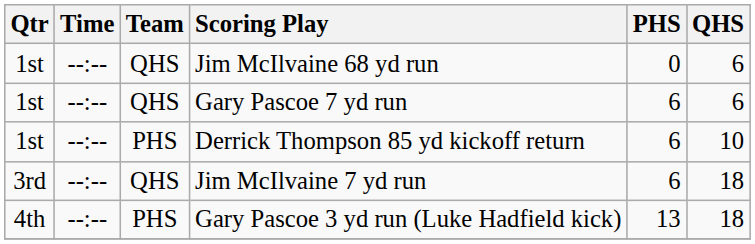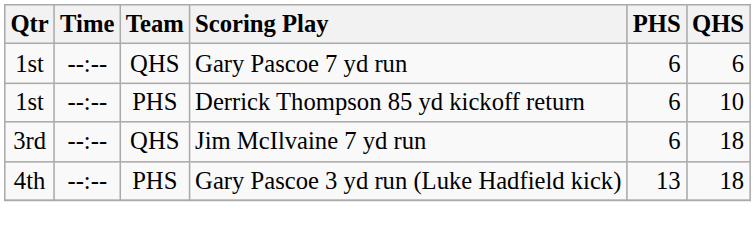- row: (317, 63)
